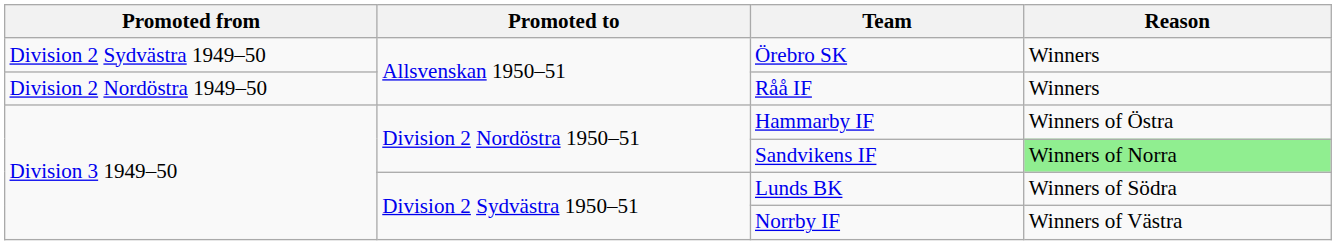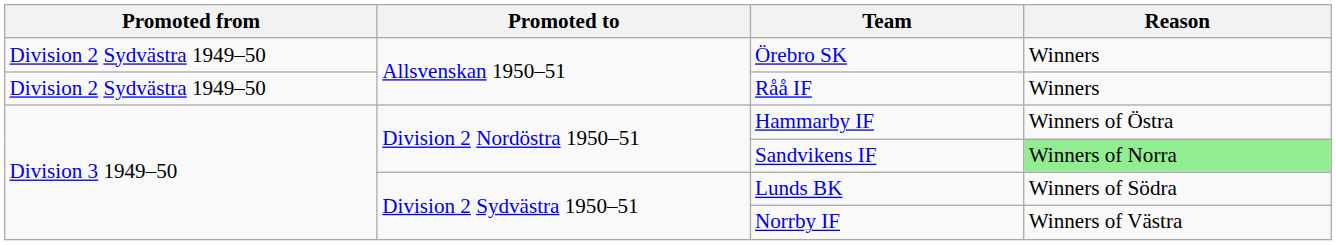(138, 88) Division 2 Nordöstra 1949–50 -> (138, 88) Division 2 Sydvästra 1949–50
